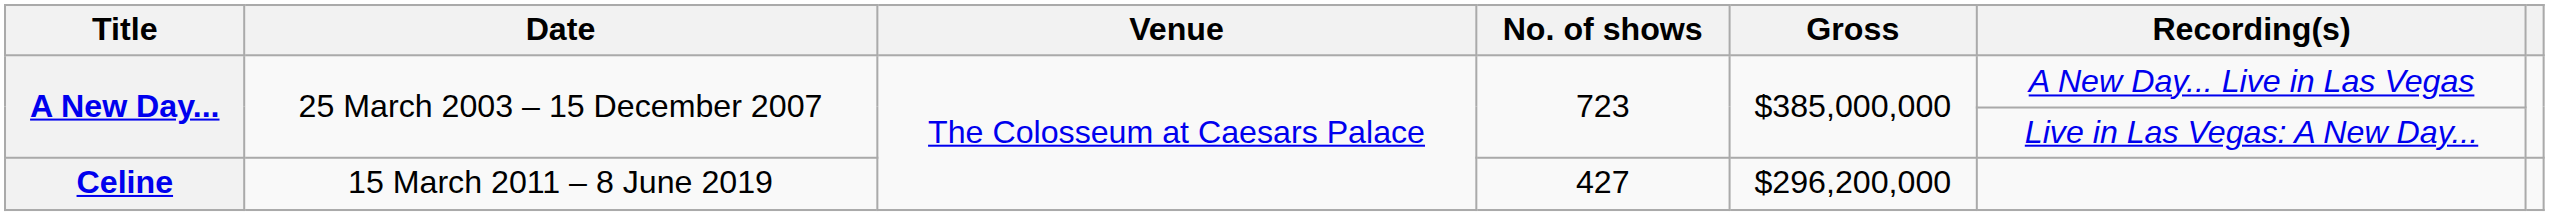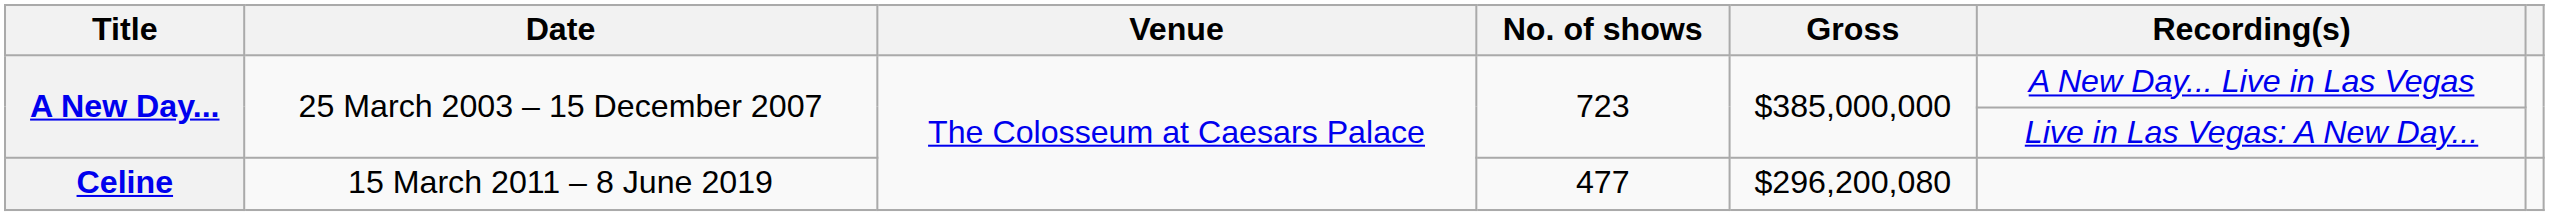(1603, 183) 427 -> (1603, 183) 477
(1853, 183) $296,200,000 -> (1853, 183) $296,200,080
